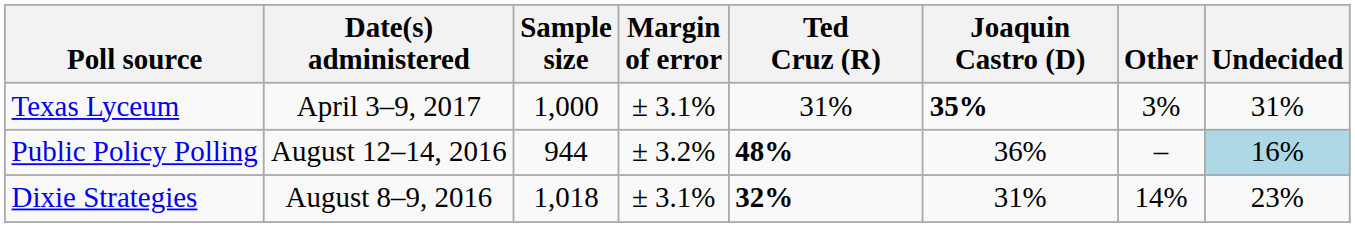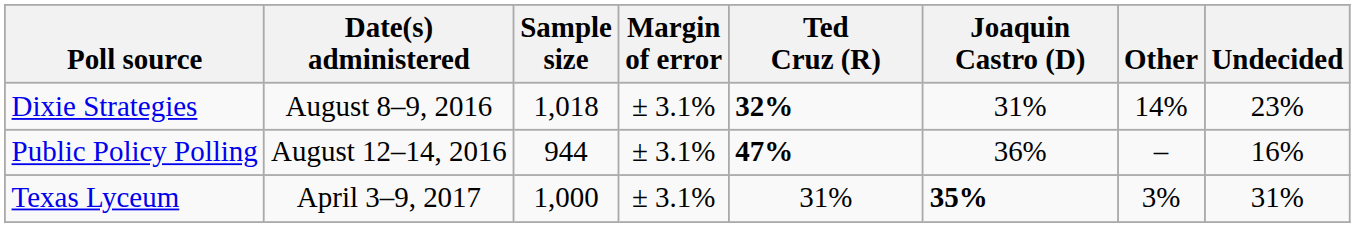rows swapped: (95, 105) <-> (104, 197)
(674, 151) ± 3.2% -> (674, 151) ± 3.1%
(764, 151) 48% -> (764, 151) 47%
(1277, 151) lightblue background -> (1277, 151) no background
